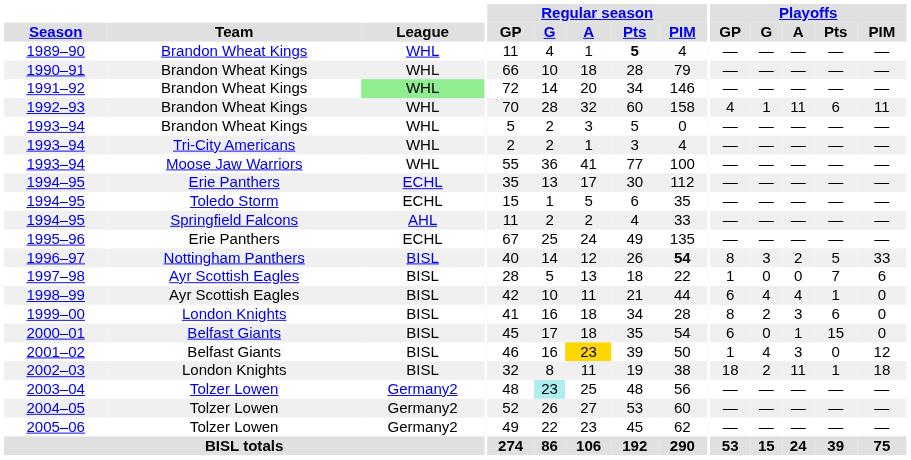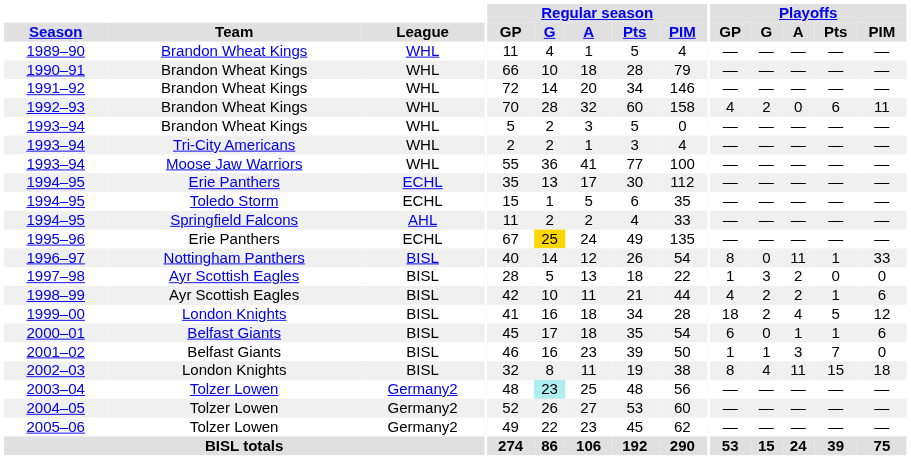(635, 51) bold -> (635, 51) normal
(423, 88) lightgreen background -> (423, 88) no background
(766, 107) 1 -> (766, 107) 2
(798, 107) 11 -> (798, 107) 0
(550, 239) no background -> (550, 239) gold background
(682, 257) bold -> (682, 257) normal
(766, 257) 3 -> (766, 257) 0
(798, 257) 2 -> (798, 257) 11
(836, 257) 5 -> (836, 257) 1
(766, 276) 0 -> (766, 276) 3
(798, 276) 0 -> (798, 276) 2
(836, 276) 7 -> (836, 276) 0
(882, 276) 6 -> (882, 276) 0
(730, 295) 6 -> (730, 295) 4
(766, 295) 4 -> (766, 295) 2
(798, 295) 4 -> (798, 295) 2
(882, 295) 0 -> (882, 295) 6
(730, 314) 8 -> (730, 314) 18
(798, 314) 3 -> (798, 314) 4
(836, 314) 6 -> (836, 314) 5
(882, 314) 0 -> (882, 314) 12
(836, 333) 15 -> (836, 333) 1
(882, 333) 0 -> (882, 333) 6
(589, 351) gold background -> (589, 351) no background
(766, 351) 4 -> (766, 351) 1
(836, 351) 0 -> (836, 351) 7
(882, 351) 12 -> (882, 351) 0
(730, 370) 18 -> (730, 370) 8
(766, 370) 2 -> (766, 370) 4
(836, 370) 1 -> (836, 370) 15
